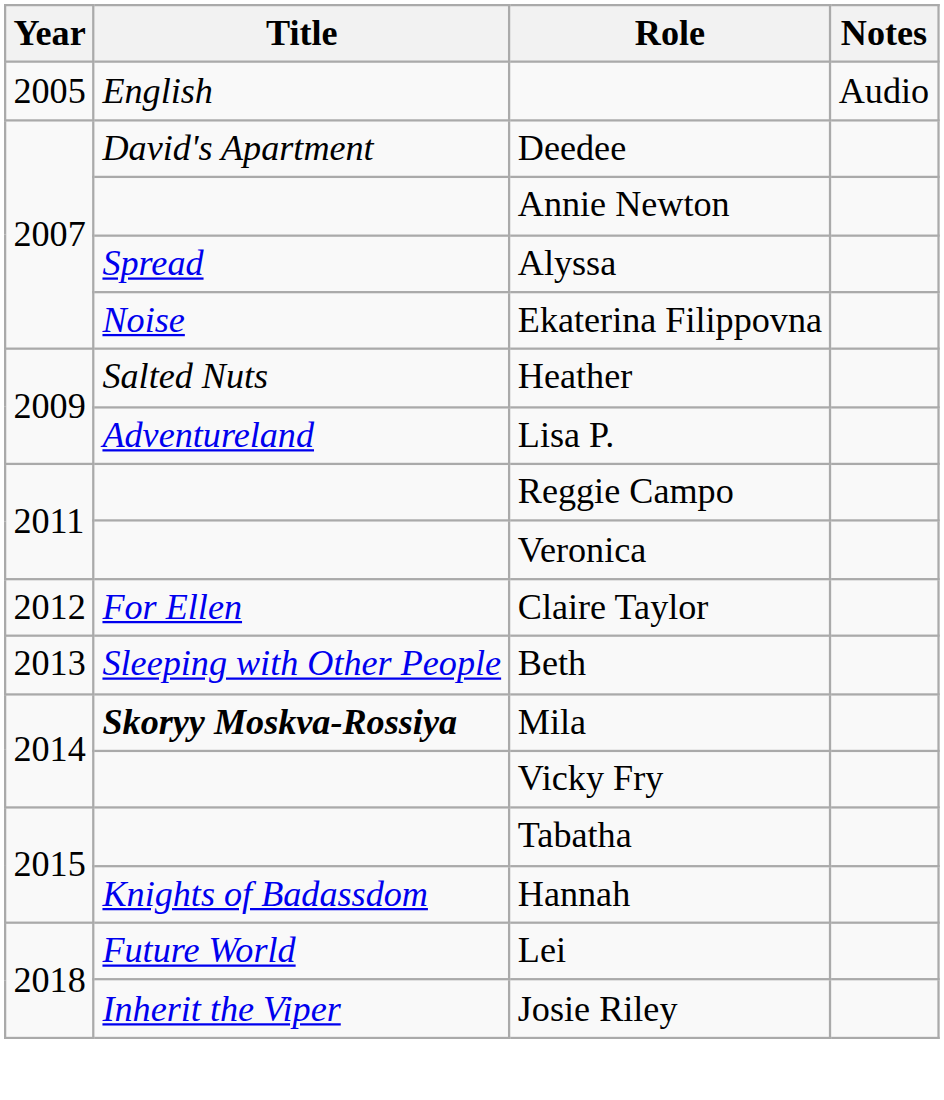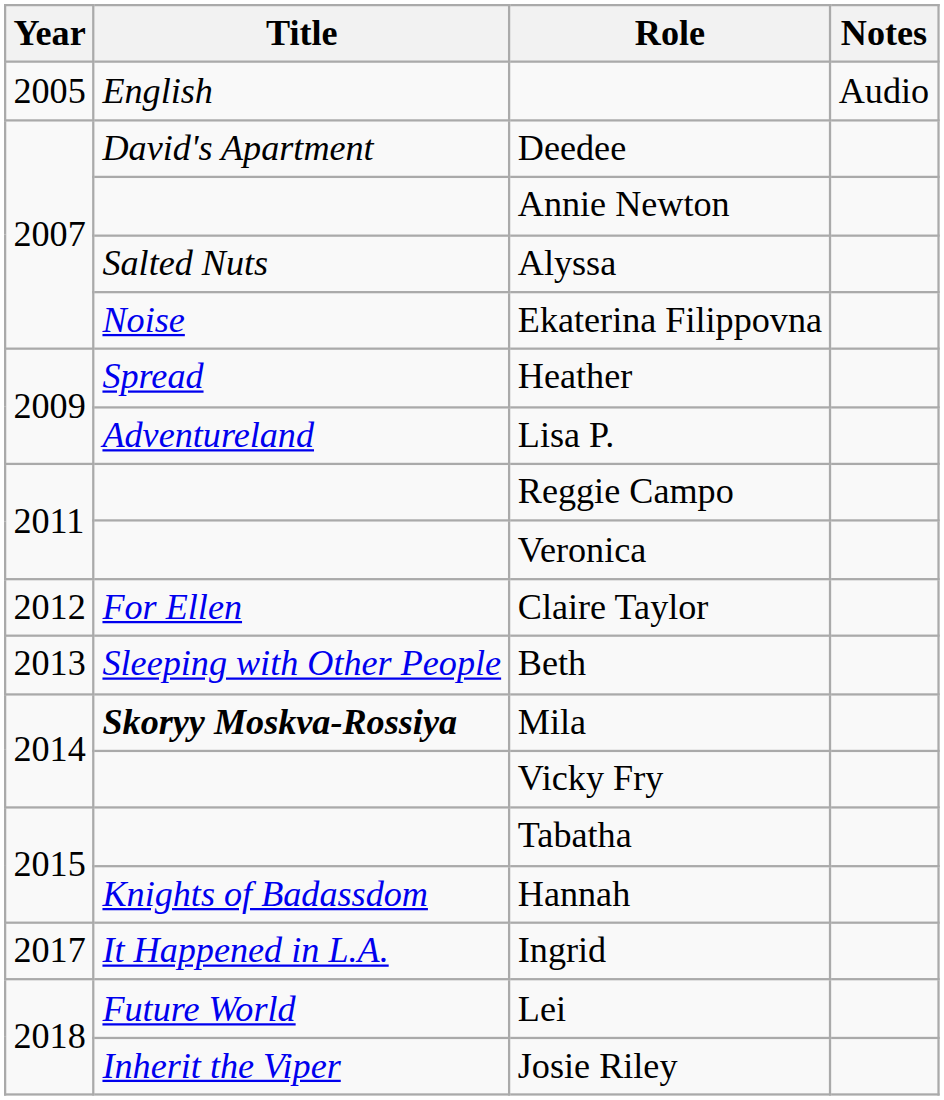(153, 262) Spread -> (185, 262) Salted Nuts
(185, 377) Salted Nuts -> (153, 377) Spread
+ row: (562, 950)
